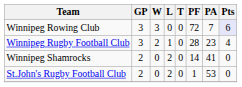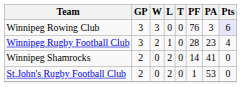(194, 27) 72 -> (194, 27) 76
(211, 27) 7 -> (211, 27) 3
